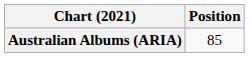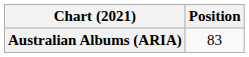(215, 40) 85 -> (215, 40) 83
